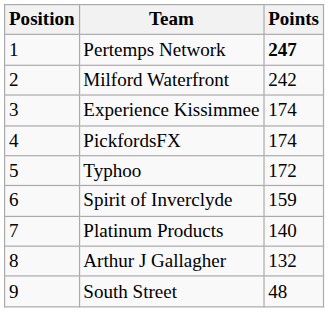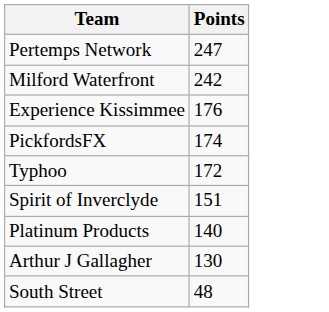- column: (42, 19)
(282, 49) bold -> (208, 49) normal
(282, 110) 174 -> (208, 110) 176
(282, 200) 159 -> (208, 200) 151
(282, 261) 132 -> (208, 261) 130
